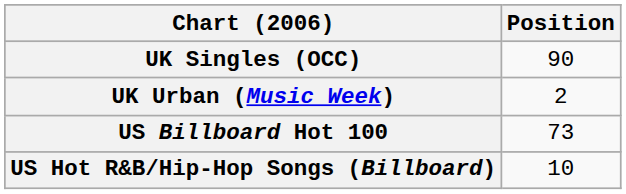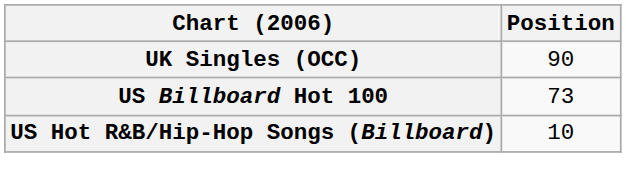- row: (253, 97)
